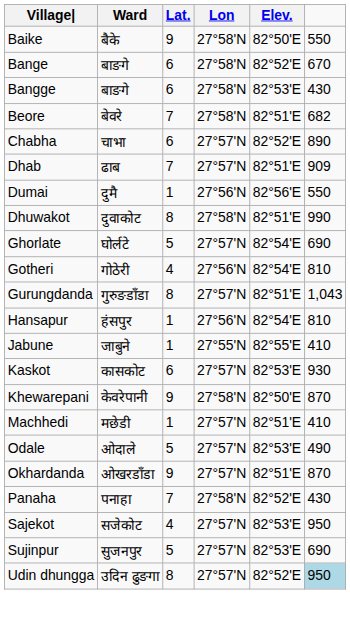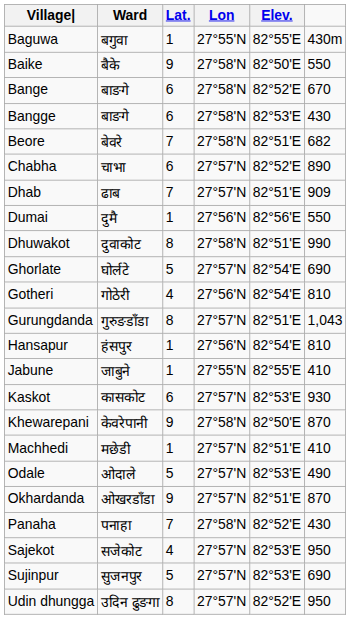+ row: (33, 39)
(319, 576) lightblue background -> (319, 601) no background
